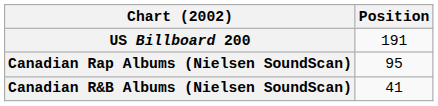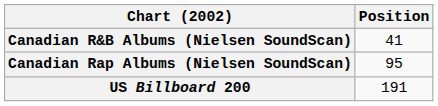rows swapped: (180, 88) <-> (180, 40)
